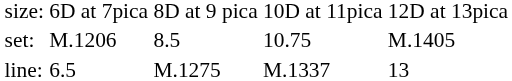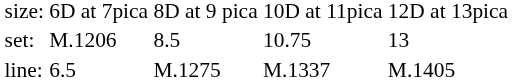(421, 40) M.1405 -> (399, 40) 13
(399, 69) 13 -> (421, 69) M.1405
